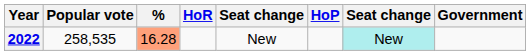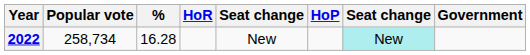(90, 38) 258,535 -> (90, 38) 258,734
(158, 38) lightsalmon background -> (158, 38) no background
